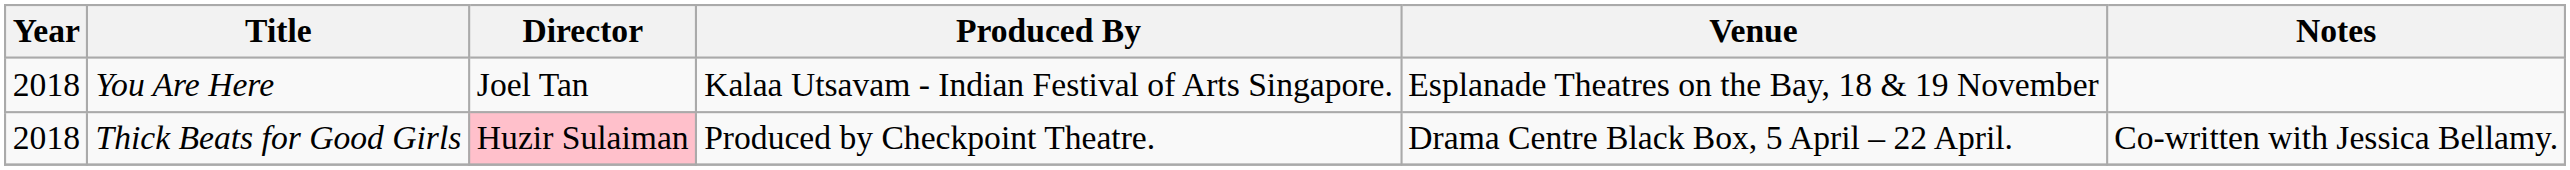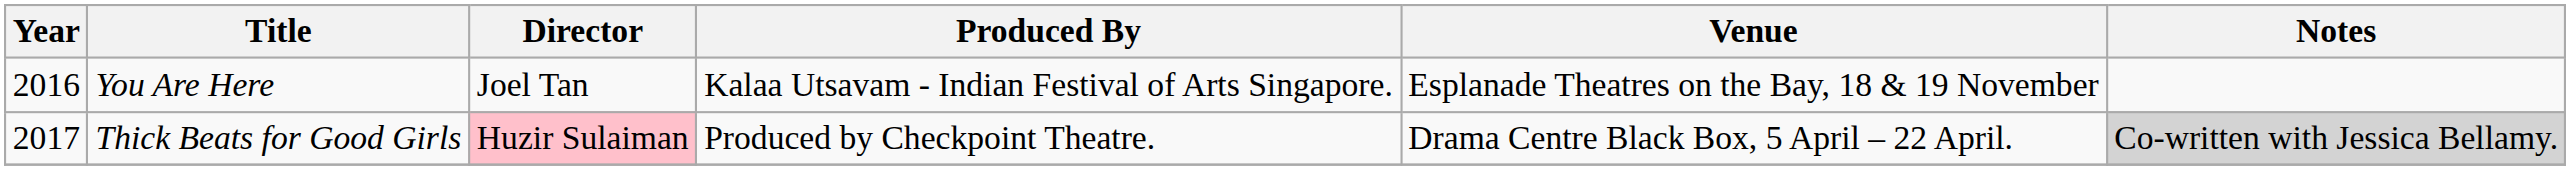(46, 84) 2018 -> (46, 84) 2016
(46, 137) 2018 -> (46, 137) 2017
(2336, 137) no background -> (2336, 137) lightgrey background
